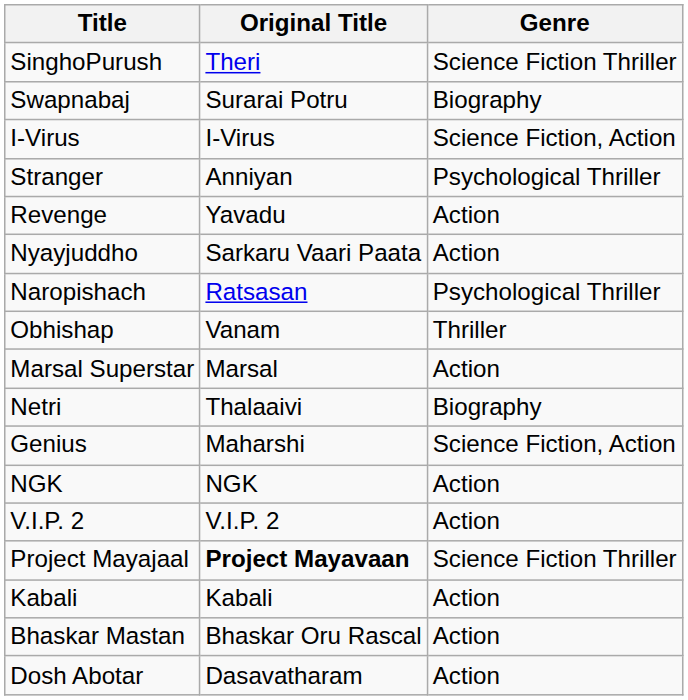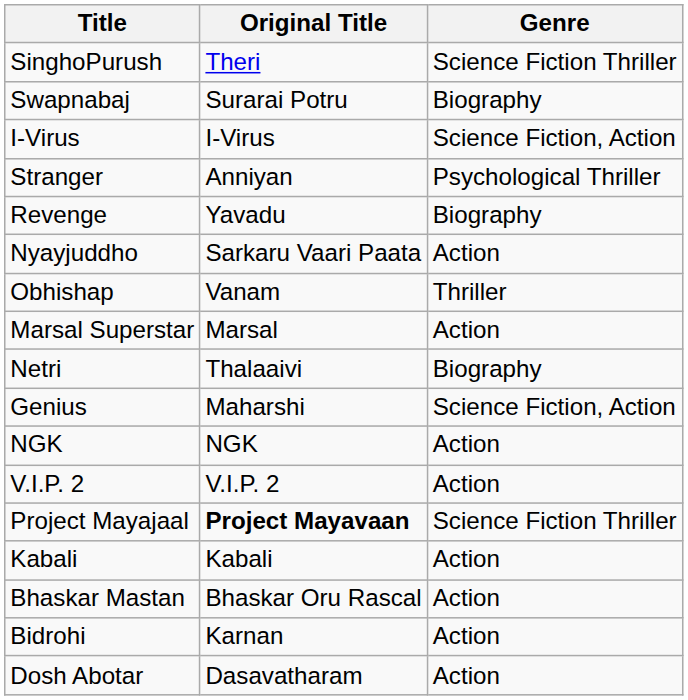(466, 215) Action -> (487, 215) Biography
- row: (78, 291)
+ row: (48, 636)
